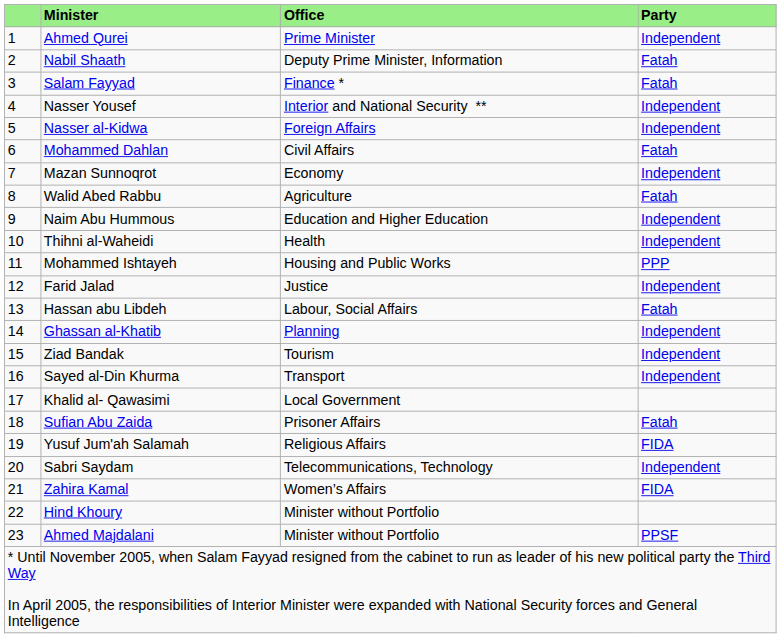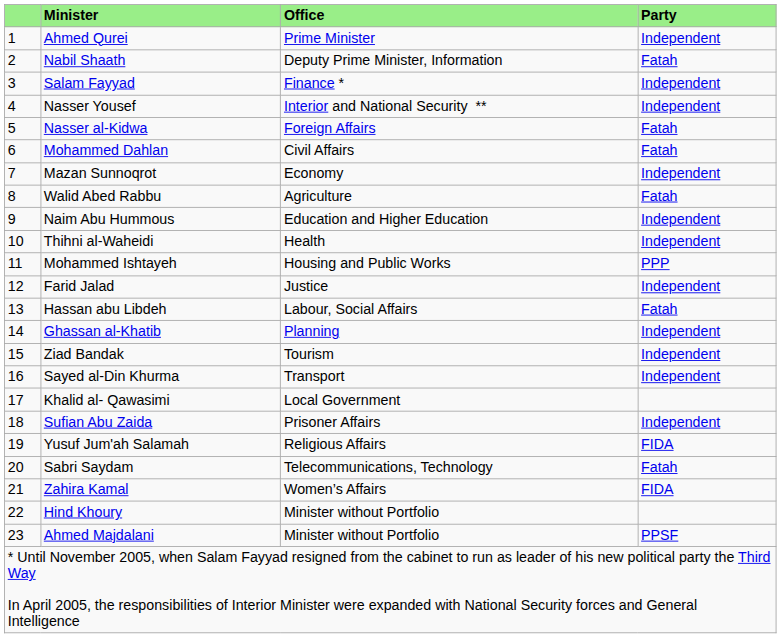(659, 83) Fatah -> (681, 83) Independent
(681, 128) Independent -> (659, 128) Fatah
(659, 422) Fatah -> (681, 422) Independent
(681, 467) Independent -> (659, 467) Fatah
